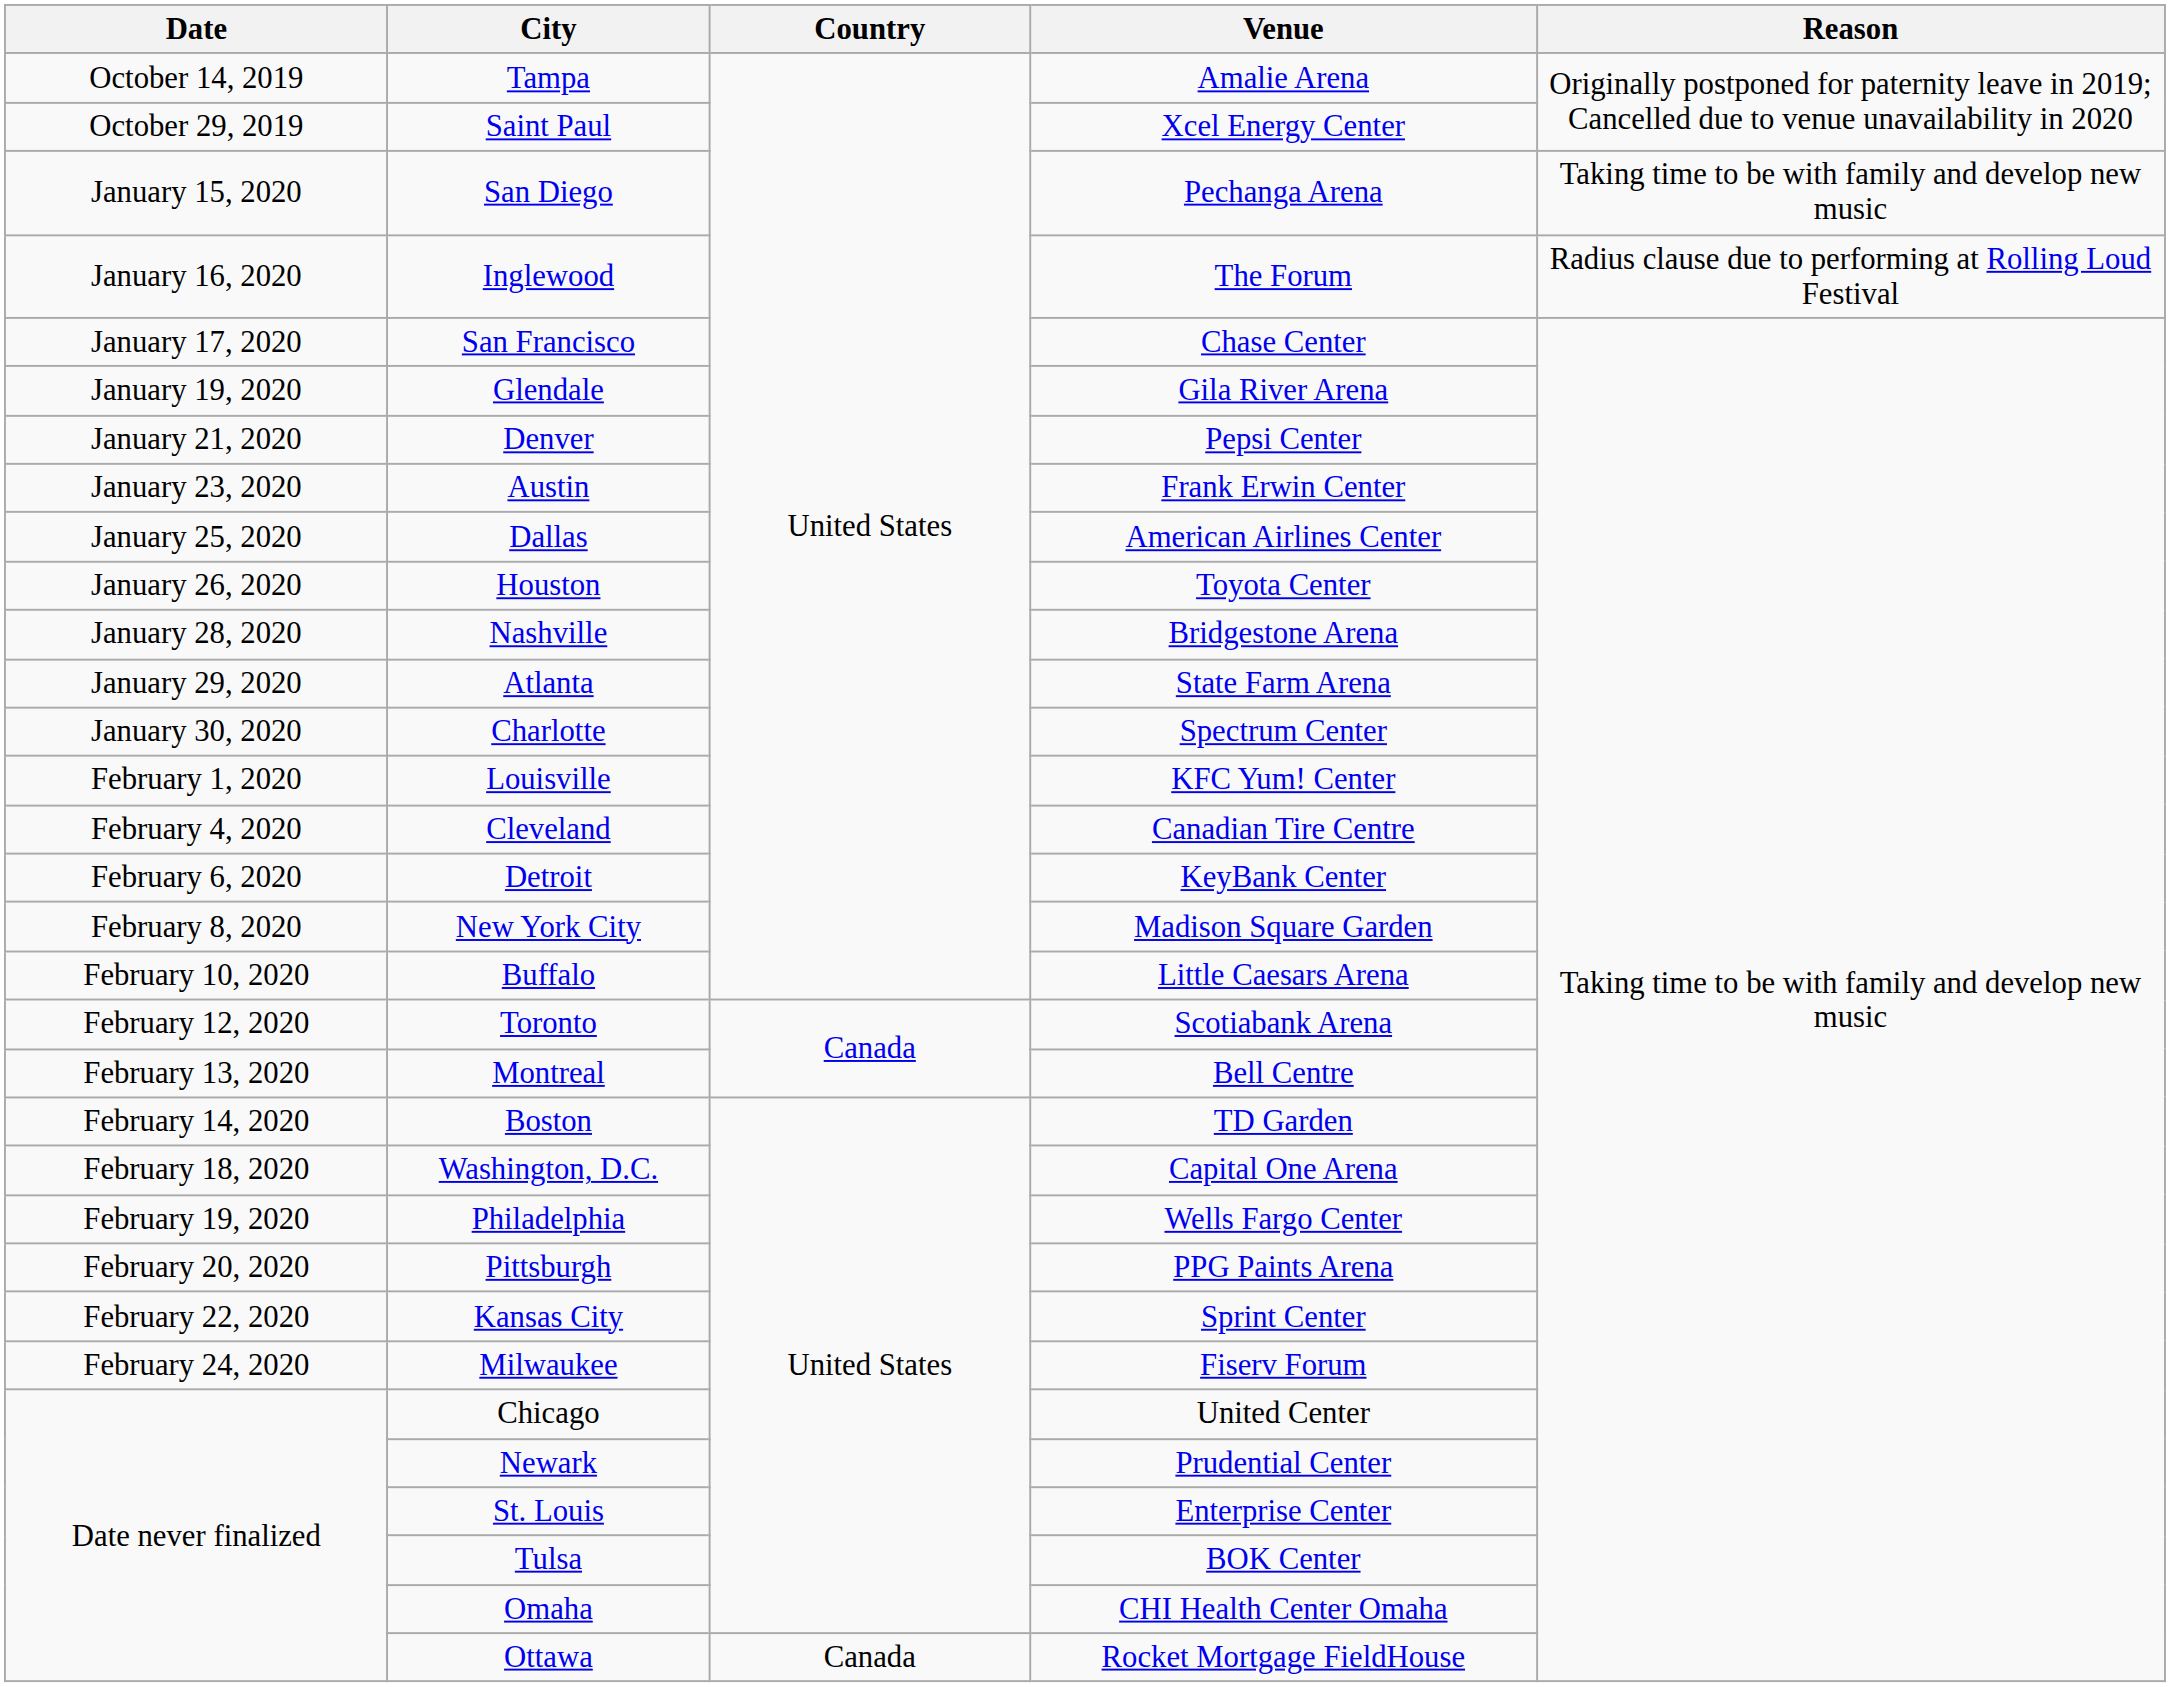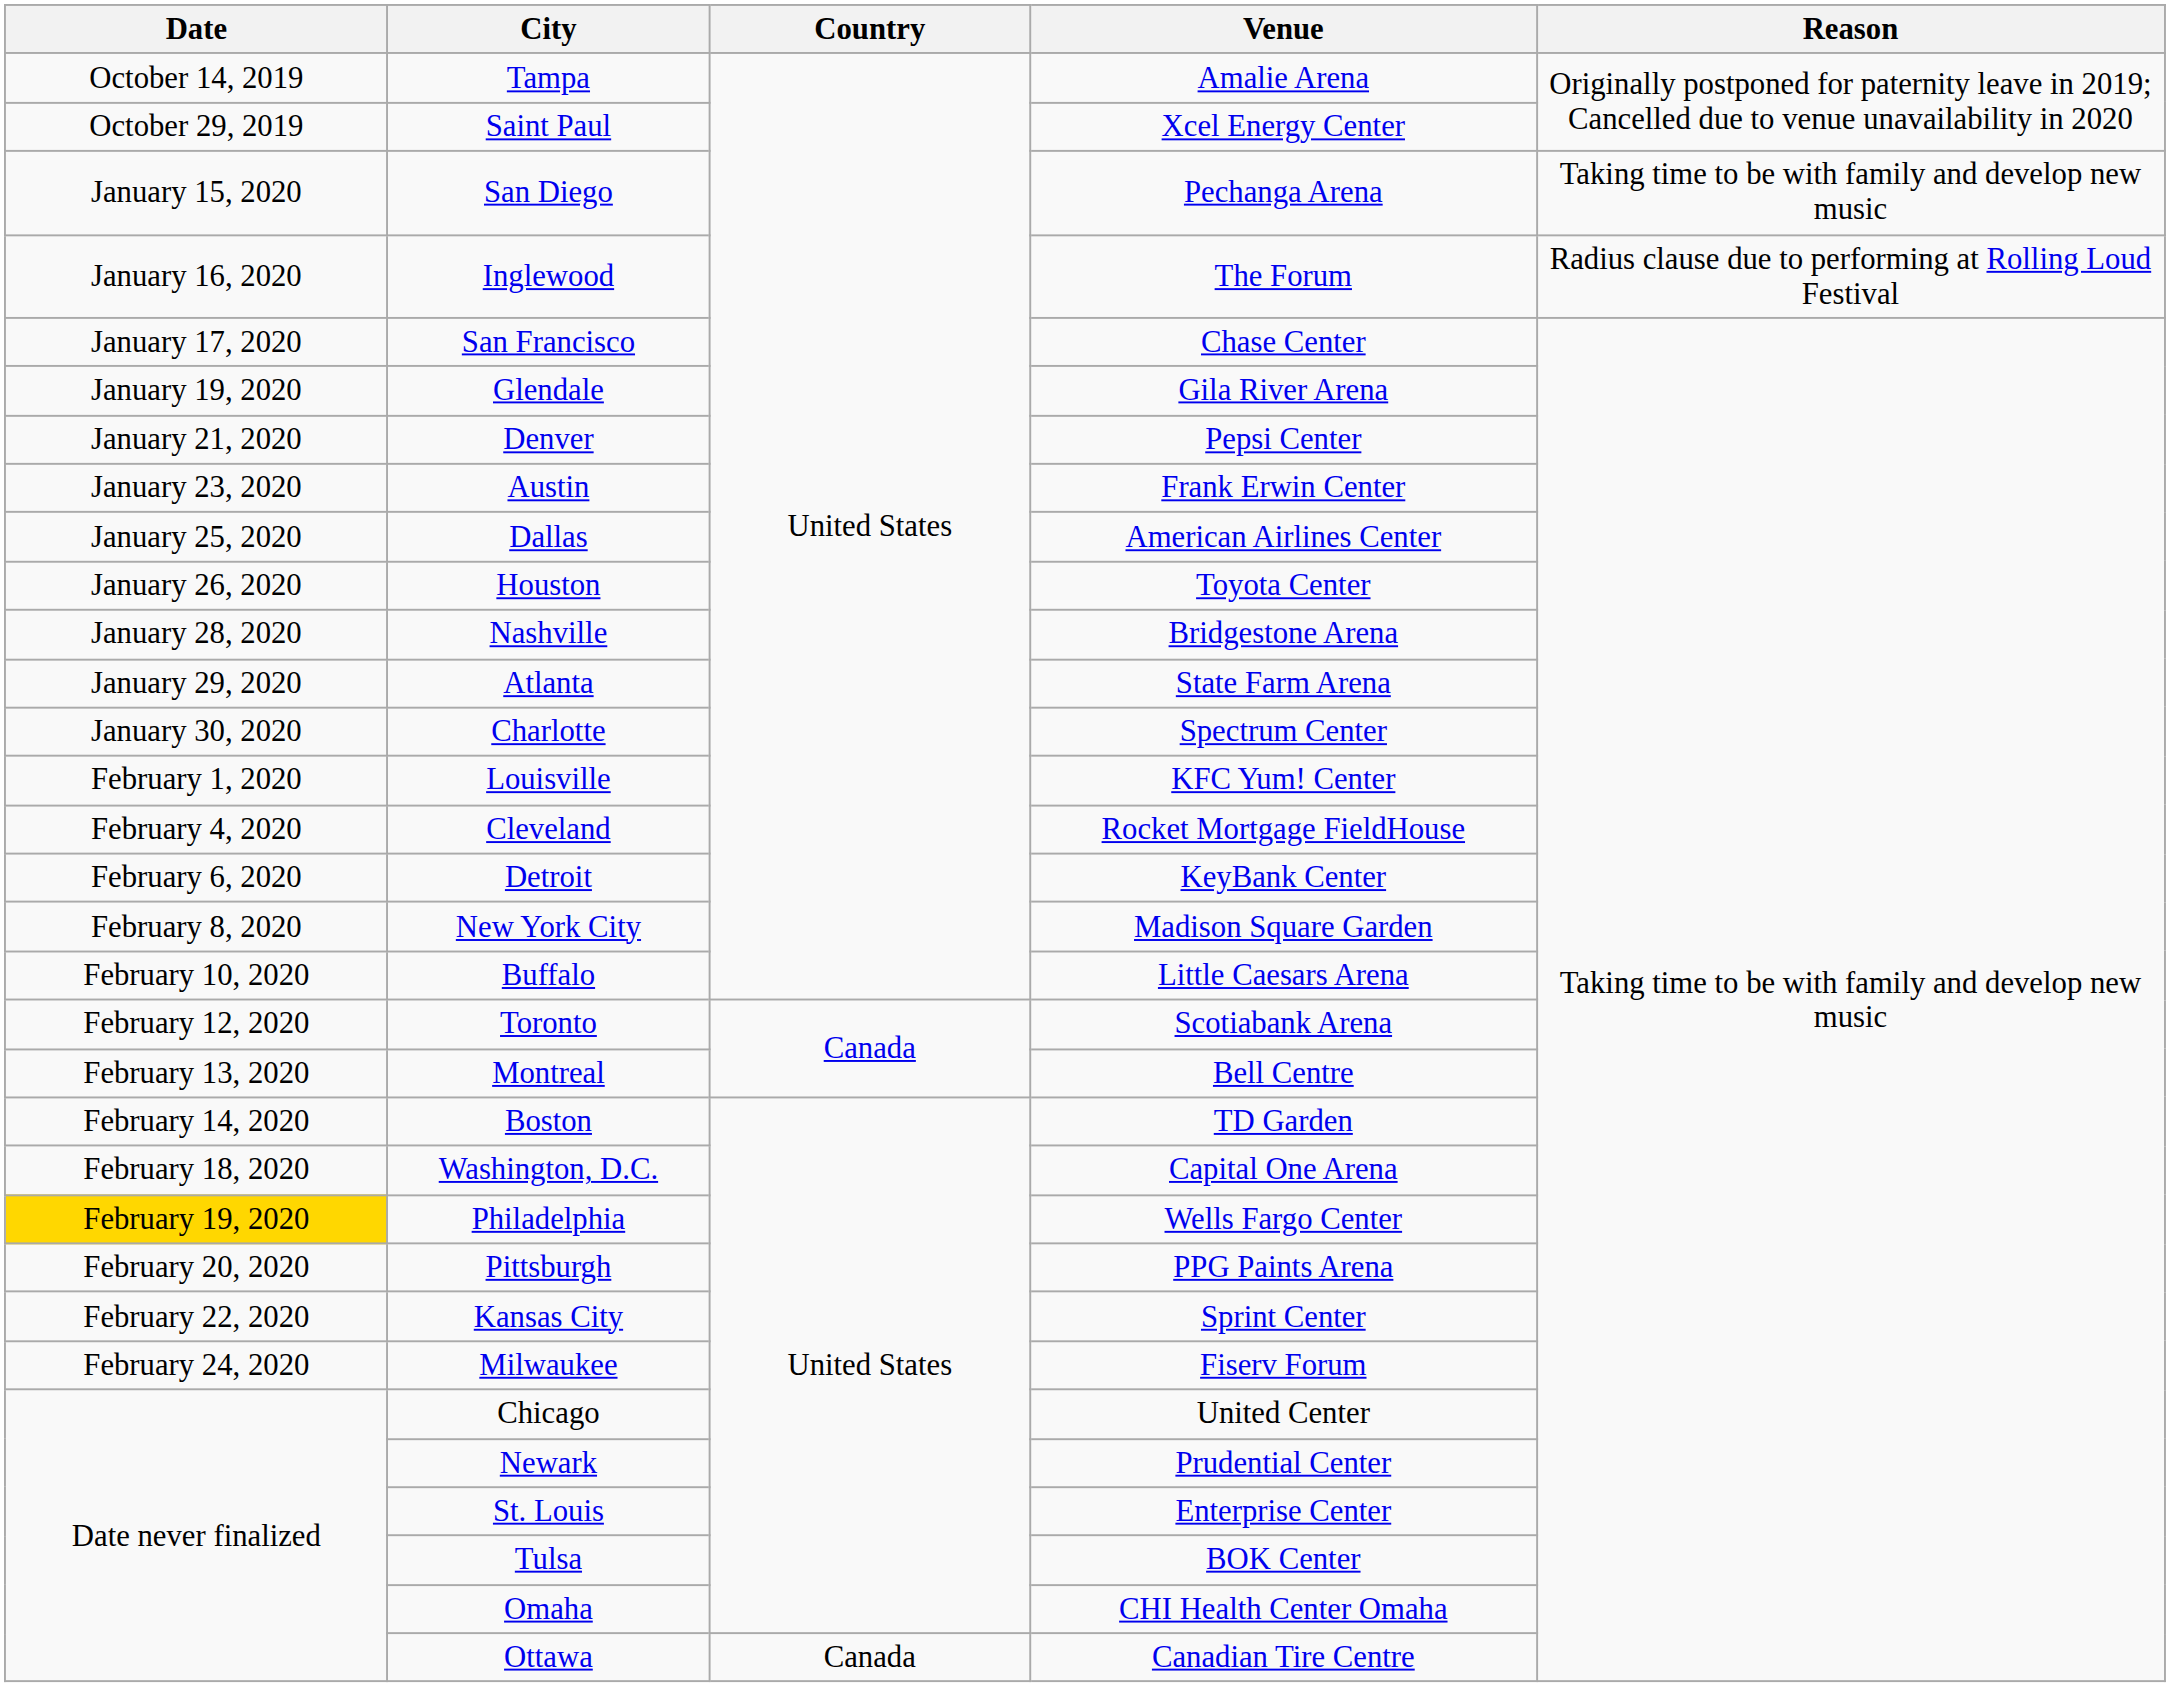(1283, 828) Canadian Tire Centre -> (1283, 828) Rocket Mortgage FieldHouse
(196, 1218) no background -> (196, 1218) gold background
(1283, 1657) Rocket Mortgage FieldHouse -> (1283, 1657) Canadian Tire Centre
